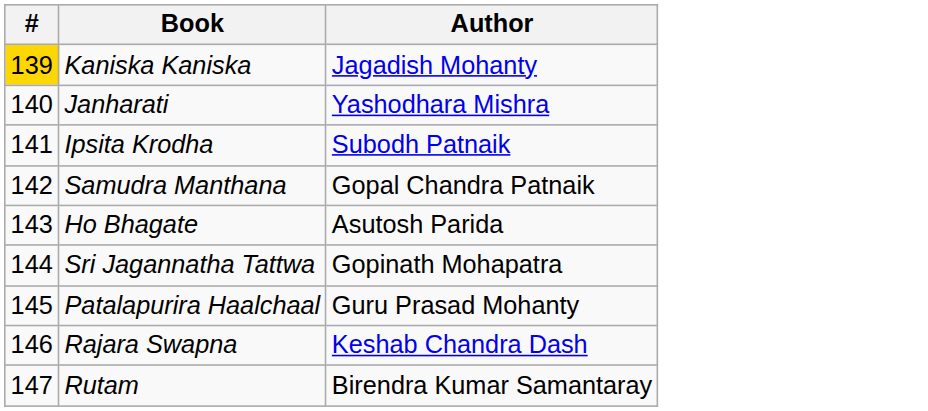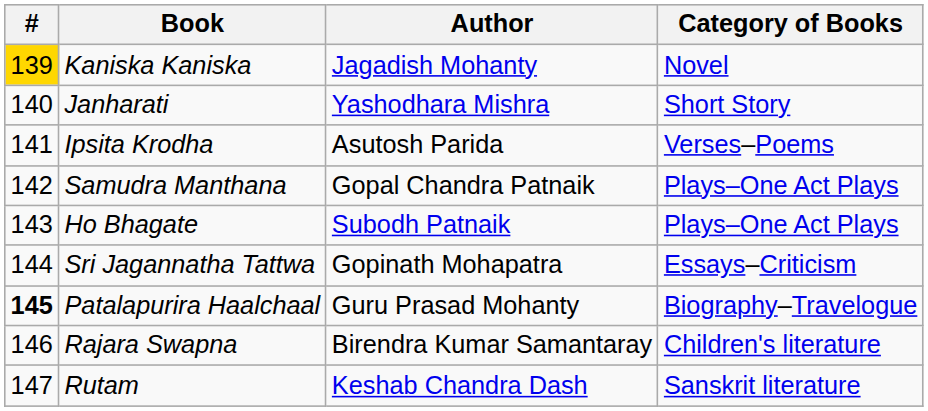+ column: (791, 24)
(421, 144) Subodh Patnaik -> (418, 144) Asutosh Parida
(418, 225) Asutosh Parida -> (421, 225) Subodh Patnaik
(32, 305) normal -> (32, 305) bold
(460, 345) Keshab Chandra Dash -> (492, 345) Birendra Kumar Samantaray
(492, 385) Birendra Kumar Samantaray -> (460, 385) Keshab Chandra Dash
